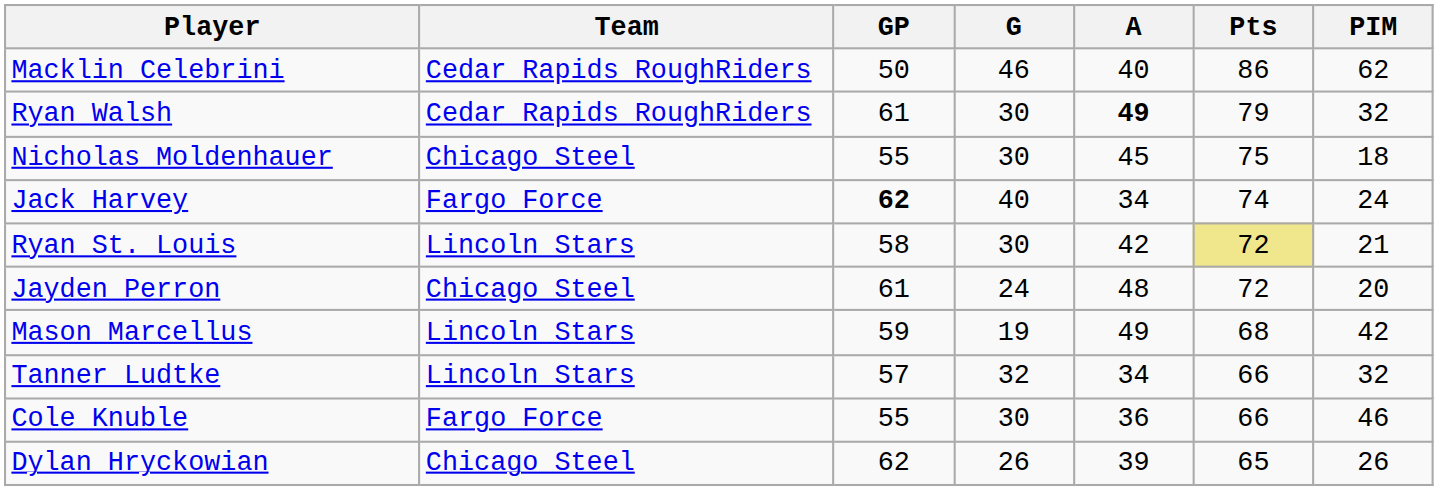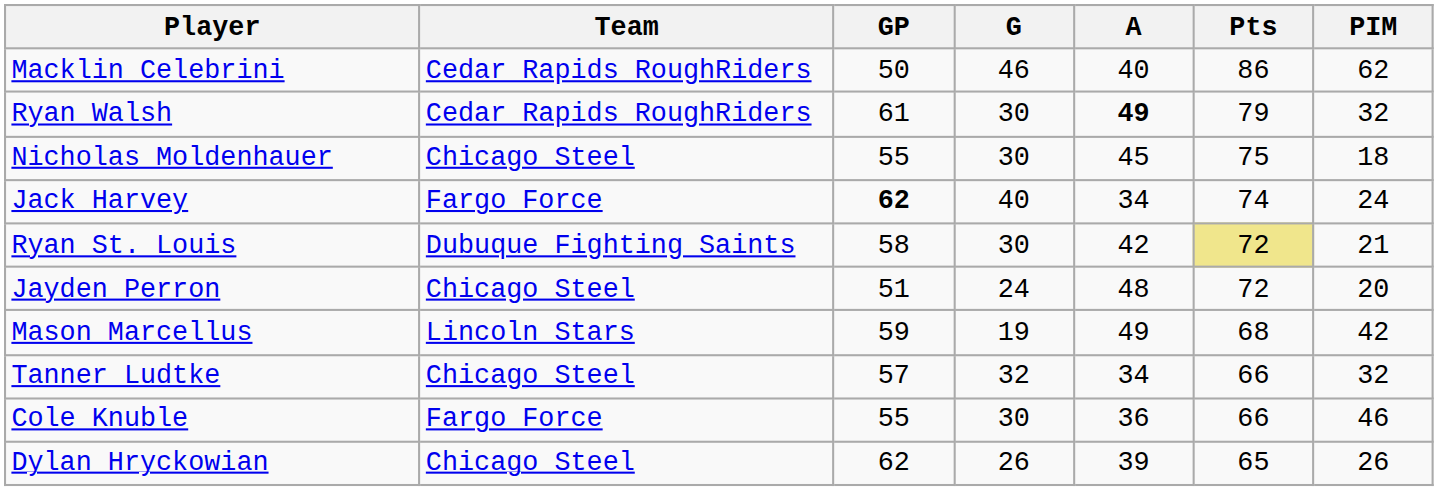(530, 245) Lincoln Stars -> (611, 245) Dubuque Fighting Saints
(894, 289) 61 -> (894, 289) 51
(530, 376) Lincoln Stars -> (530, 376) Chicago Steel
